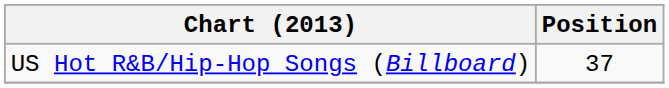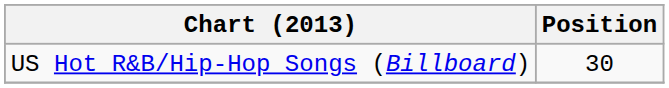(599, 64) 37 -> (599, 64) 30
